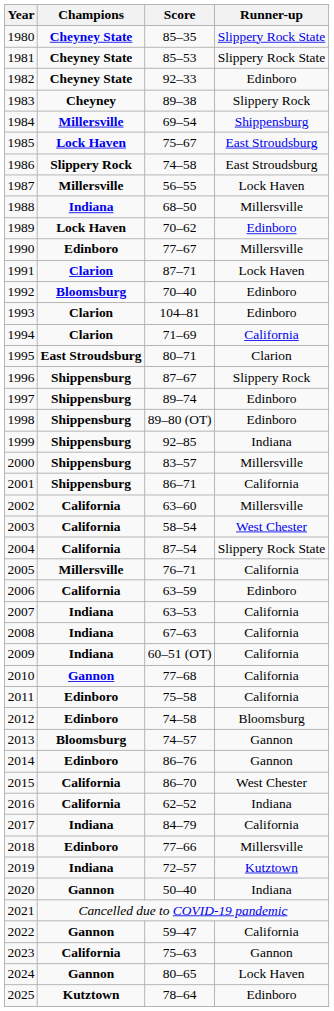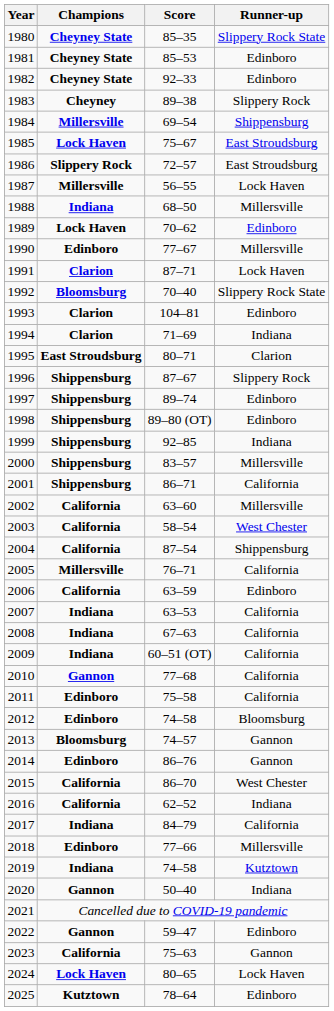(272, 57) Slippery Rock State -> (272, 57) Edinboro
(180, 164) 74–58 -> (180, 164) 72–57
(272, 292) Edinboro -> (272, 292) Slippery Rock State
(272, 334) California -> (272, 334) Indiana
(272, 548) Slippery Rock State -> (272, 548) Shippensburg
(180, 867) 72–57 -> (180, 867) 74–58
(272, 931) California -> (272, 931) Edinboro
(91, 974) Gannon -> (91, 974) Lock Haven
